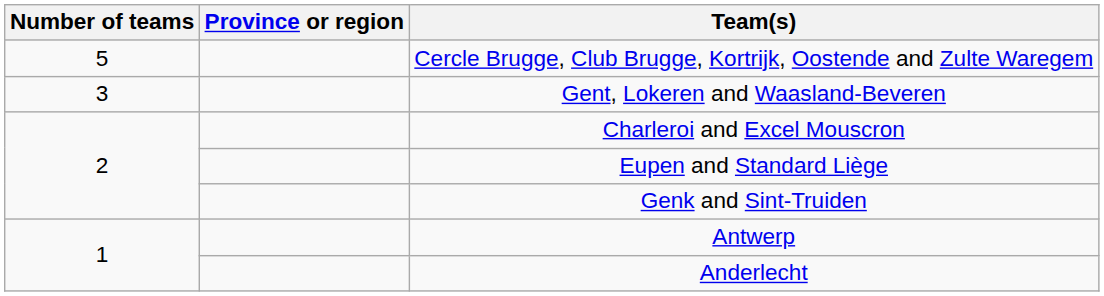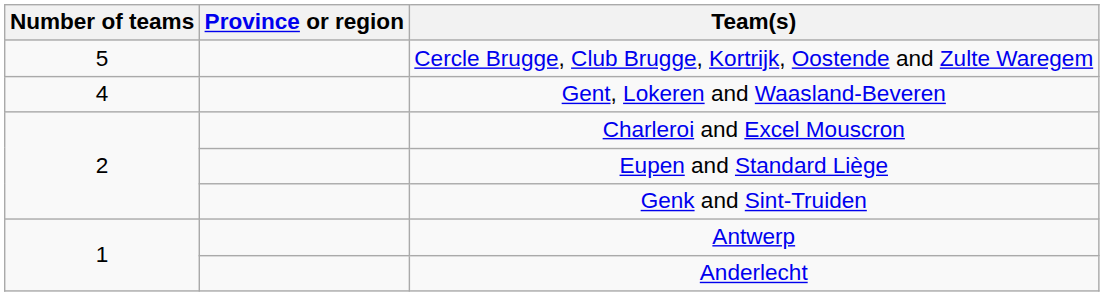(102, 93) 3 -> (102, 93) 4
